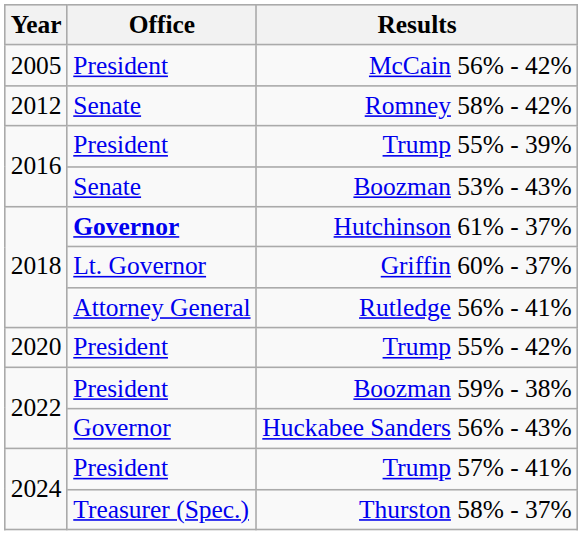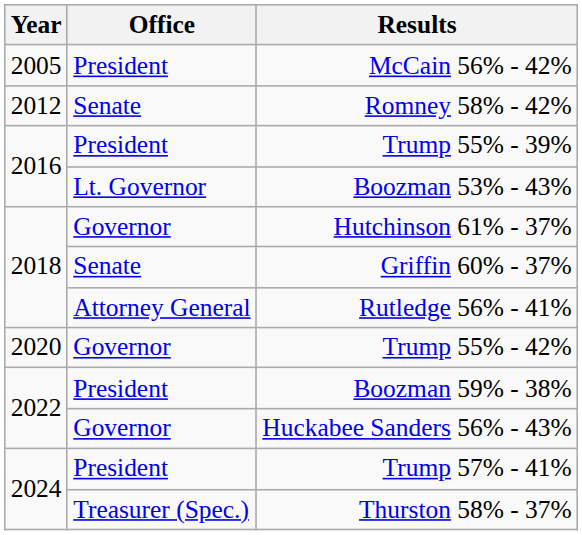(107, 186) Senate -> (140, 186) Lt. Governor
(126, 226) bold -> (122, 226) normal
(140, 266) Lt. Governor -> (107, 266) Senate
(121, 347) President -> (122, 347) Governor
